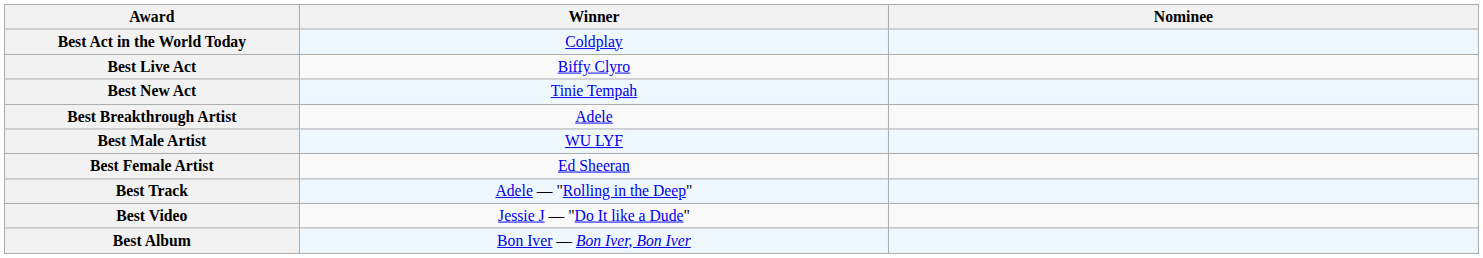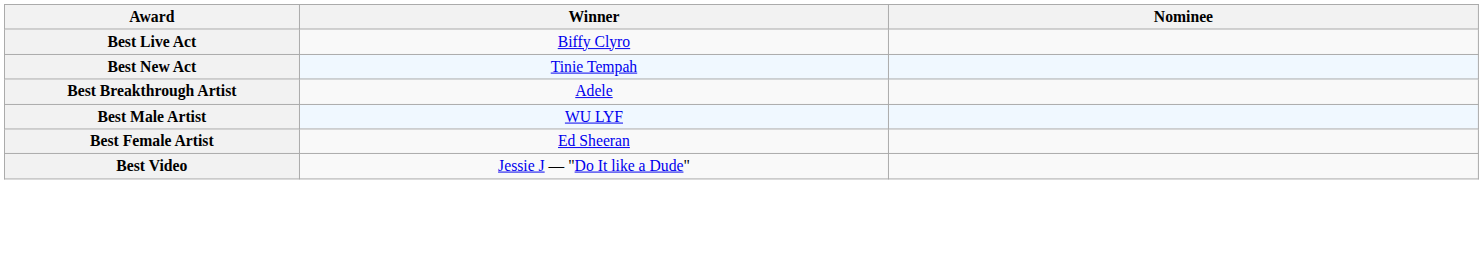- row: (152, 41)
- row: (152, 191)
- row: (152, 240)
